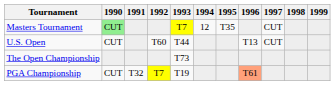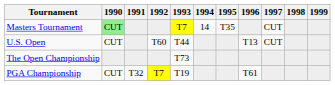(205, 27) 12 -> (205, 27) 14
(250, 73) lightsalmon background -> (250, 73) no background
